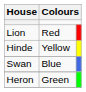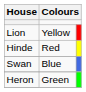(51, 32) Red -> (56, 32) Yellow
(56, 48) Yellow -> (51, 48) Red
